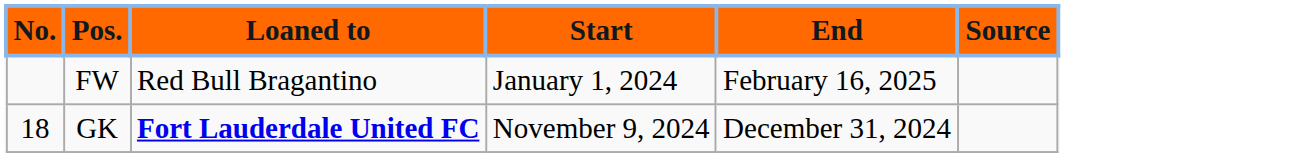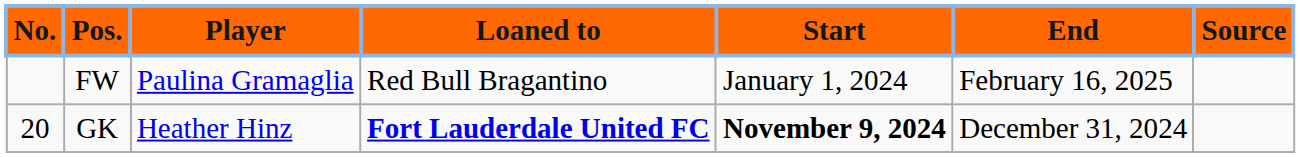+ column: (245, 30)
(35, 128) 18 -> (35, 128) 20
(601, 128) normal -> (834, 128) bold
